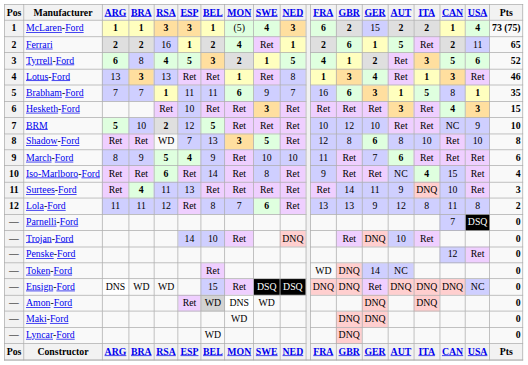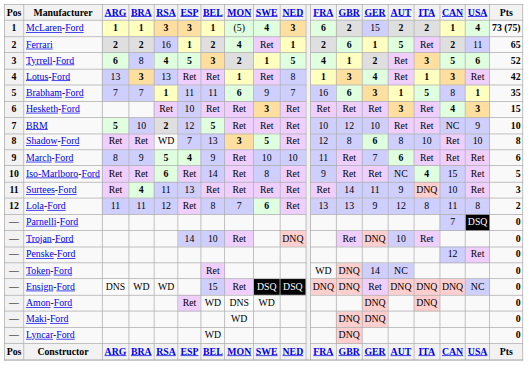(516, 76) 46 -> (516, 76) 42
(518, 173) 4 -> (518, 173) 5
(213, 302) lightgrey background -> (213, 302) no background
